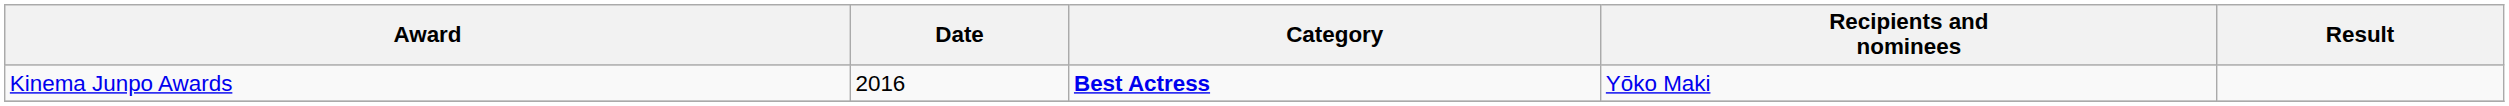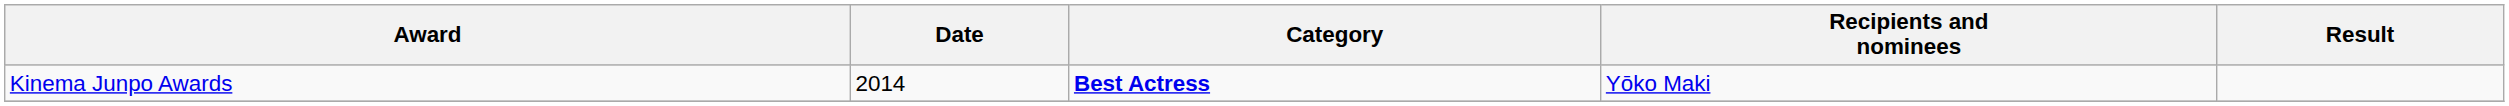(880, 82) 2016 -> (880, 82) 2014
